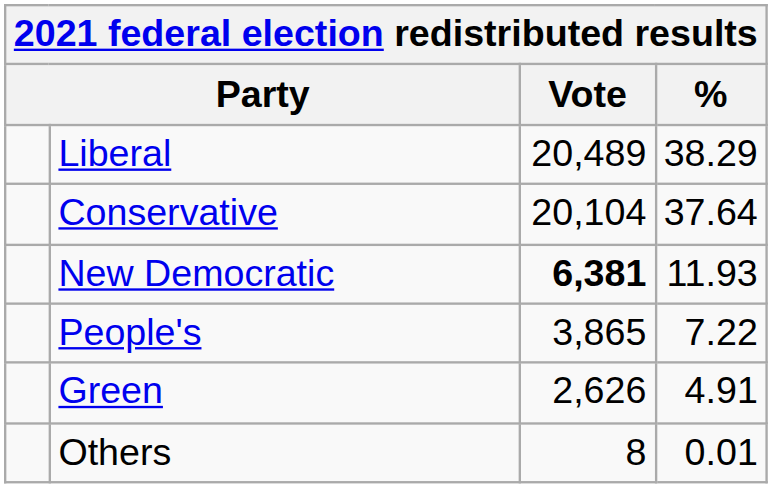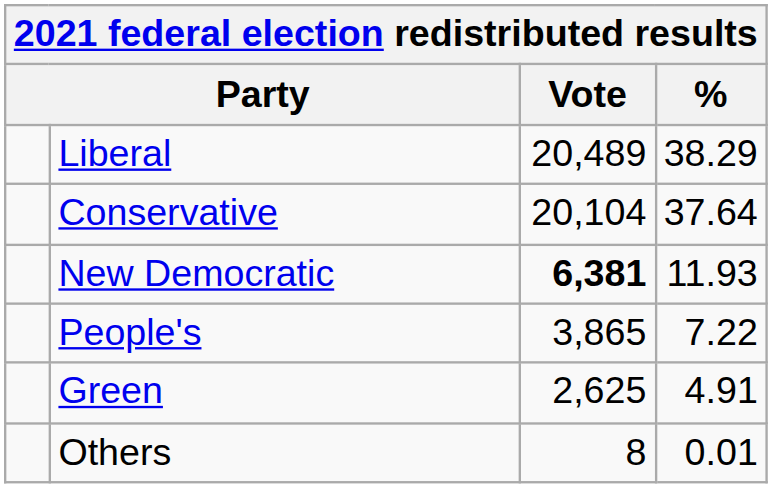(599, 392) 2,626 -> (599, 392) 2,625
